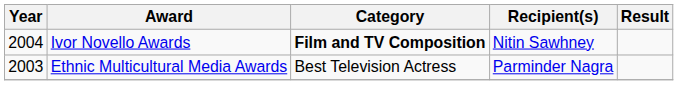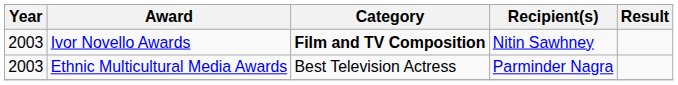(26, 42) 2004 -> (26, 42) 2003
